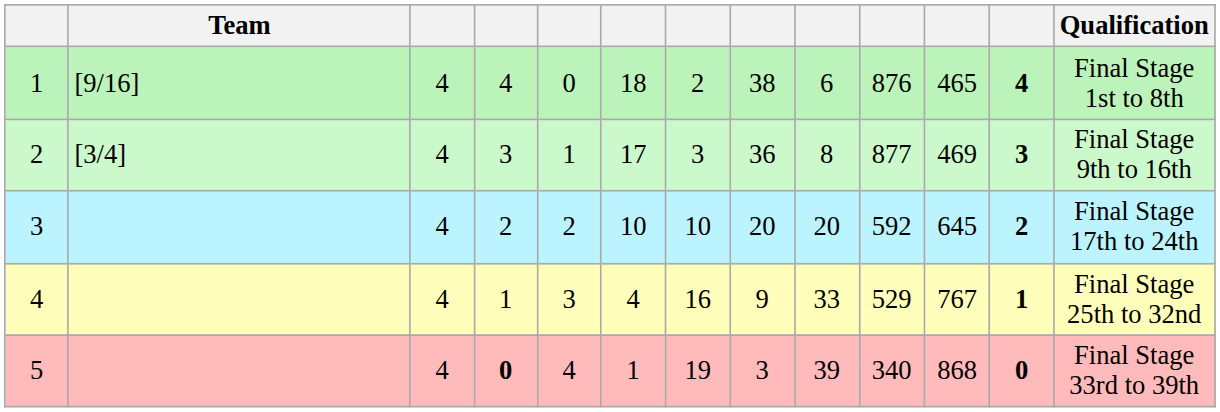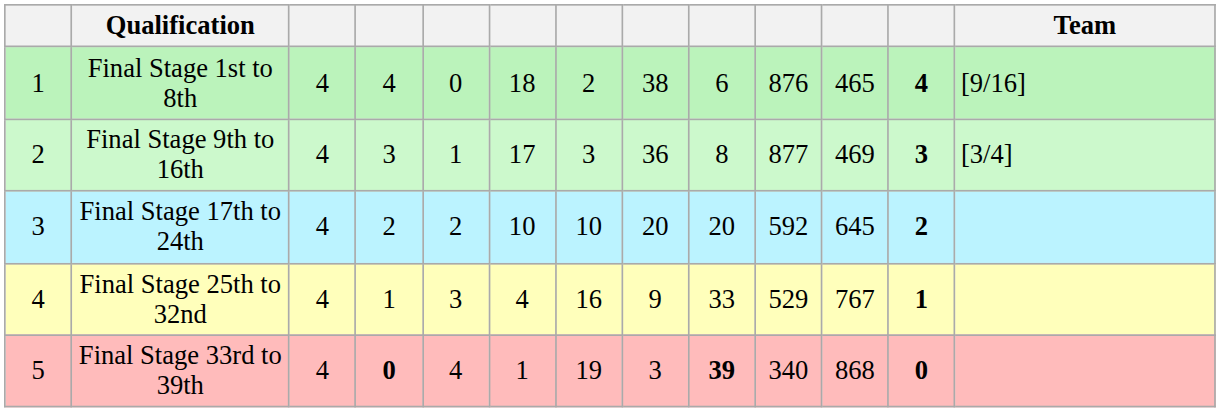columns swapped: (239, 25) <-> (1134, 25)
(827, 370) normal -> (722, 370) bold
